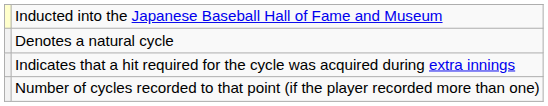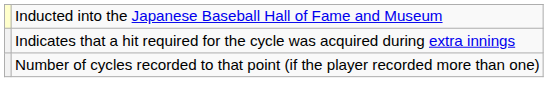- row: (94, 40)
